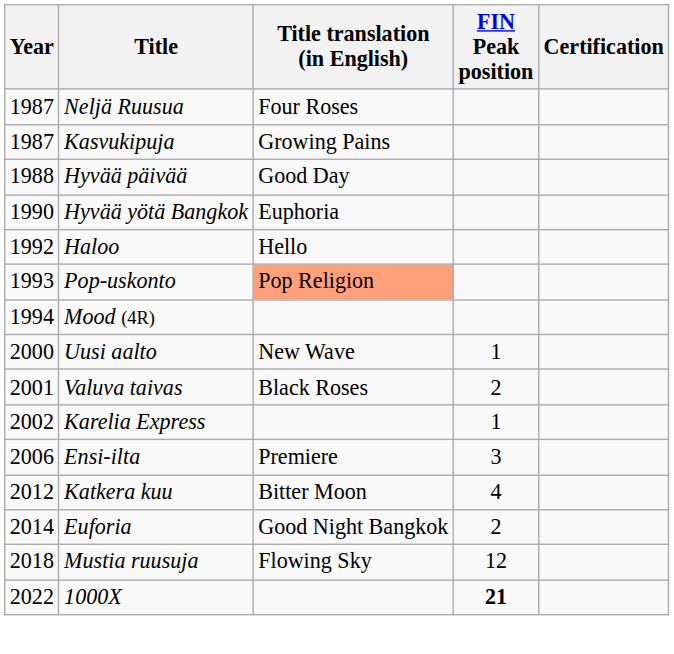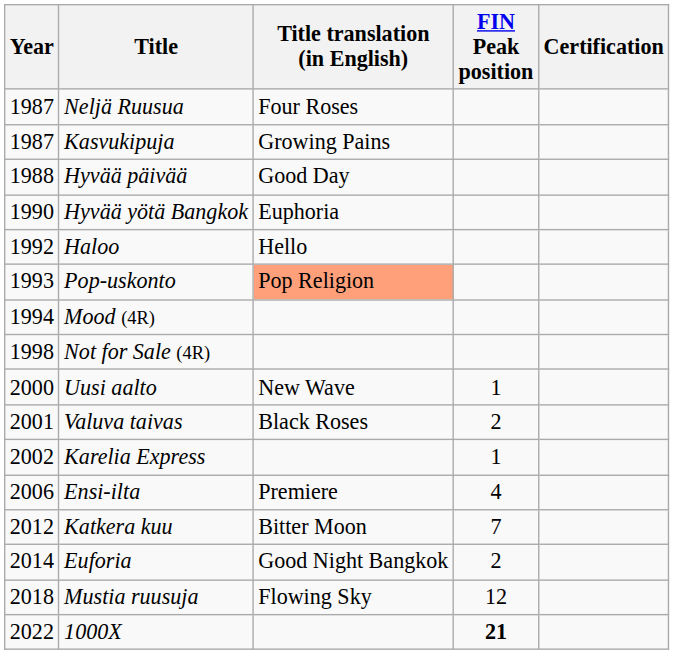+ row: (137, 351)
(496, 456) 3 -> (496, 491) 4
(496, 491) 4 -> (496, 526) 7
